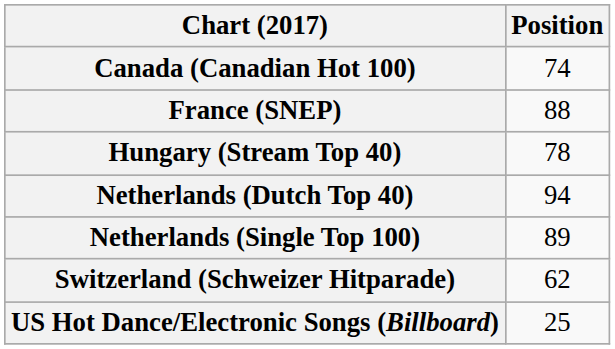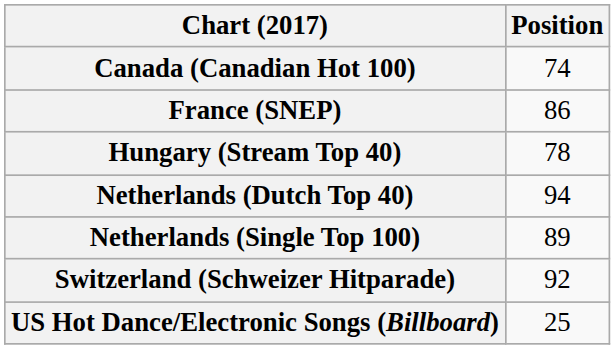(557, 110) 88 -> (557, 110) 86
(557, 279) 62 -> (557, 279) 92
